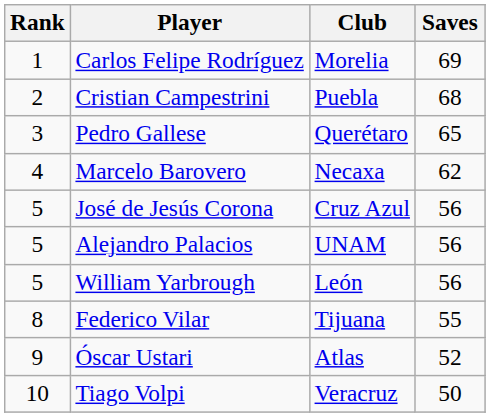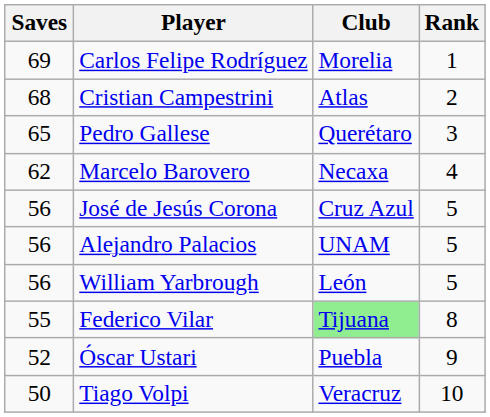columns swapped: (37, 23) <-> (450, 23)
(346, 97) Puebla -> (343, 97) Atlas
(350, 319) no background -> (354, 319) lightgreen background
(339, 356) Atlas -> (350, 356) Puebla
